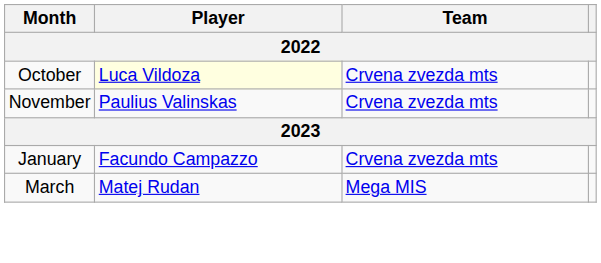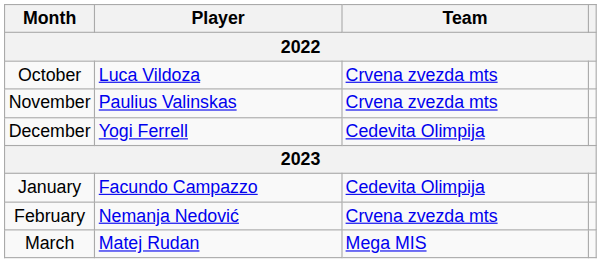(149, 74) lightyellow background -> (149, 74) no background
+ row: (50, 131)
(422, 159) Crvena zvezda mts -> (415, 187) Cedevita Olimpija
+ row: (50, 215)
